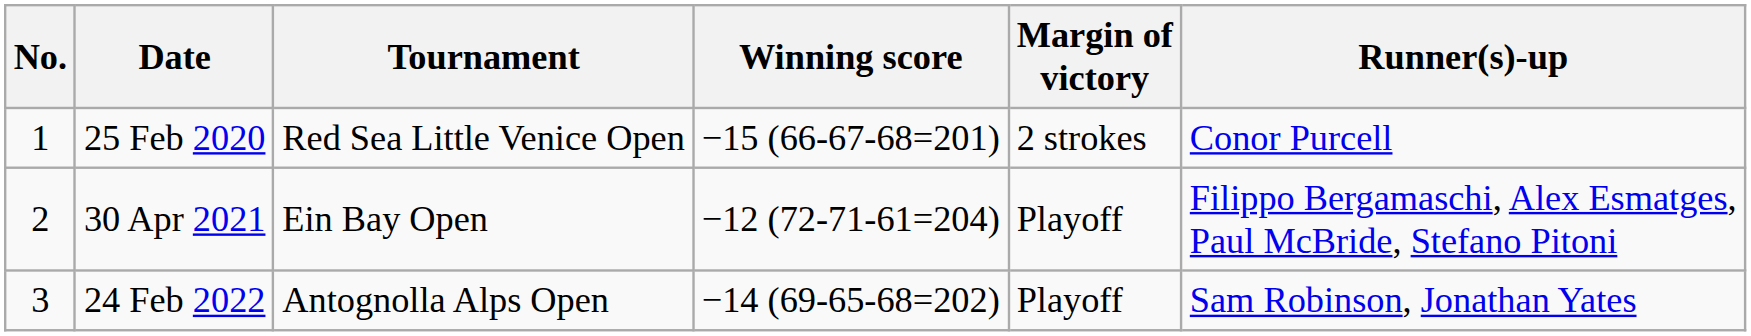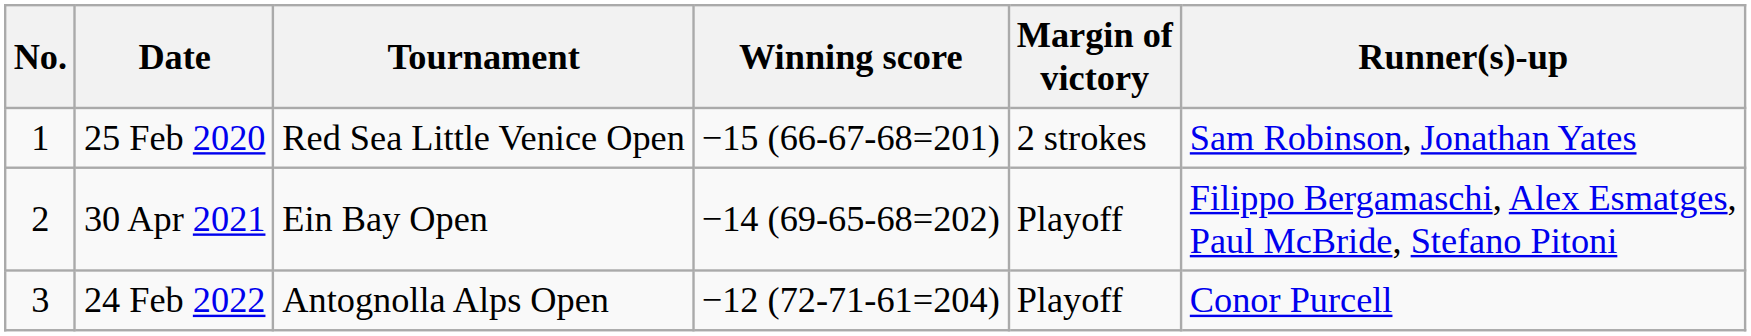(1291, 137) Conor Purcell -> (1413, 137) Sam Robinson, Jonathan Yates
(851, 218) −12 (72-71-61=204) -> (851, 218) −14 (69-65-68=202)
(851, 300) −14 (69-65-68=202) -> (851, 300) −12 (72-71-61=204)
(1413, 300) Sam Robinson, Jonathan Yates -> (1291, 300) Conor Purcell
